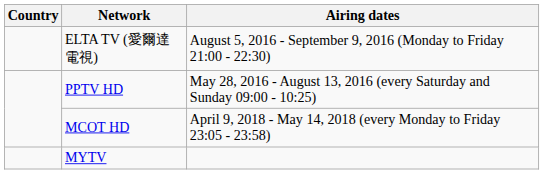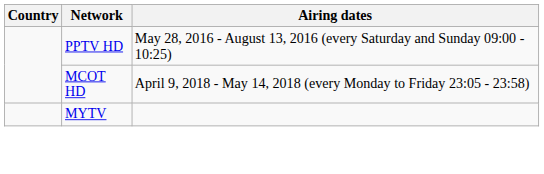- row: (118, 48)
